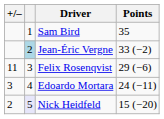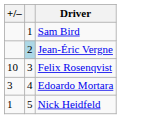- column: (138, 13)
(12, 67) 11 -> (13, 67) 10
(10, 104) 2 -> (10, 104) 1
(30, 104) lavender background -> (30, 104) no background
